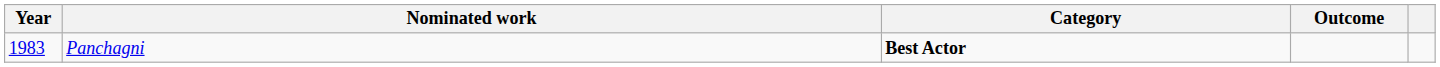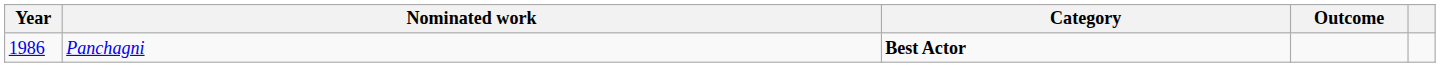(27, 47) 1983 -> (27, 47) 1986
